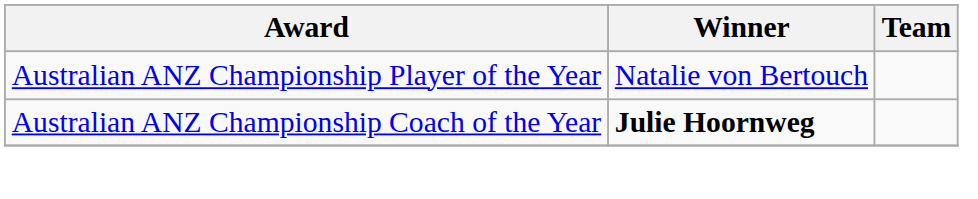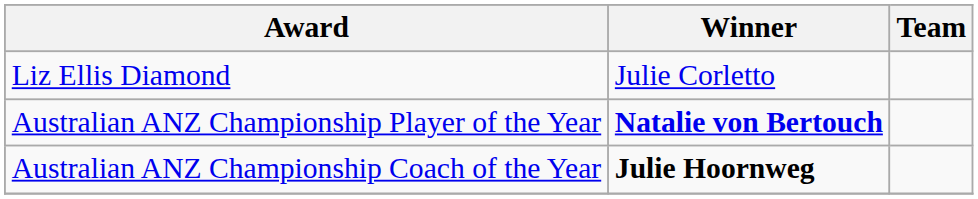+ row: (121, 74)
(741, 74) normal -> (749, 121) bold
